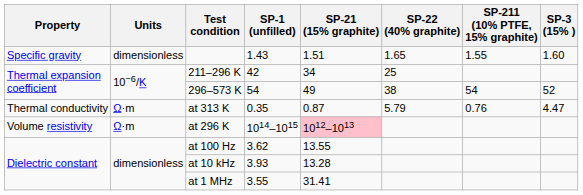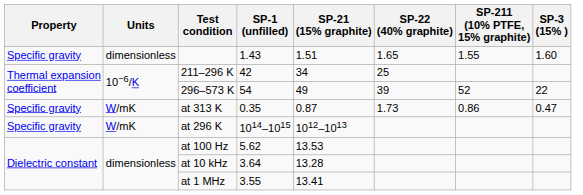(390, 90) 38 -> (383, 90) 39
(471, 90) 54 -> (464, 90) 52
(549, 90) 52 -> (542, 90) 22
(58, 108) Thermal conductivity -> (44, 108) Specific gravity
(124, 108) Ω·m -> (121, 108) W/mK
(395, 108) 5.79 -> (388, 108) 1.73
(476, 108) 0.76 -> (469, 108) 0.86
(554, 108) 4.47 -> (546, 108) 0.47
(50, 127) Volume resistivity -> (44, 127) Specific gravity
(124, 127) Ω·m -> (121, 127) W/mK
(329, 127) pink background -> (321, 127) no background
(258, 146) 3.62 -> (250, 146) 5.62
(317, 146) 13.55 -> (309, 146) 13.53
(258, 163) 3.93 -> (250, 163) 3.64
(317, 181) 31.41 -> (309, 181) 13.41
